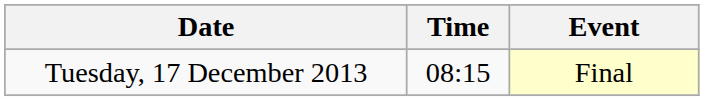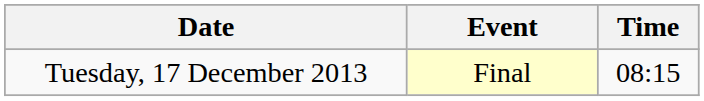columns swapped: (458, 26) <-> (604, 26)
